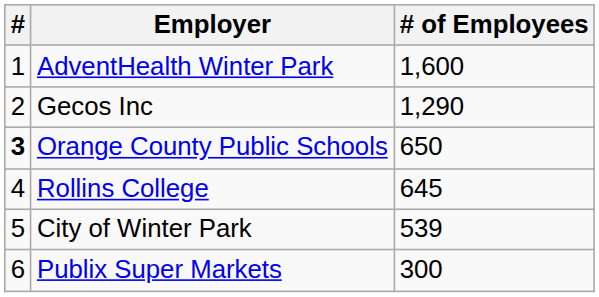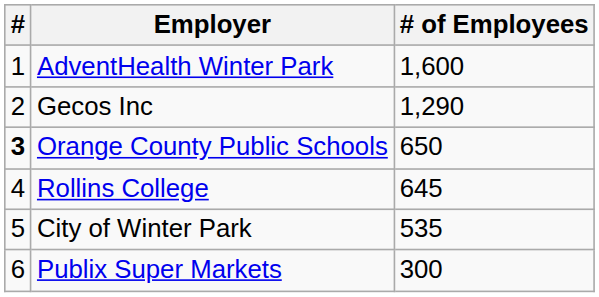(421, 229) 539 -> (421, 229) 535
